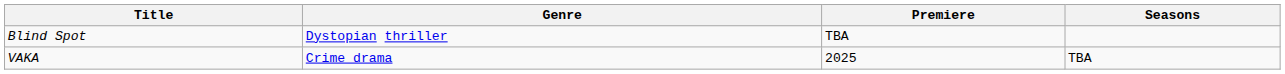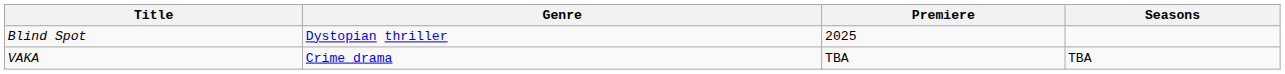(837, 37) TBA -> (841, 37) 2025
(841, 58) 2025 -> (837, 58) TBA
